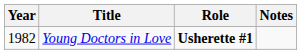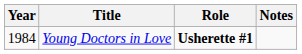(22, 37) 1982 -> (22, 37) 1984
